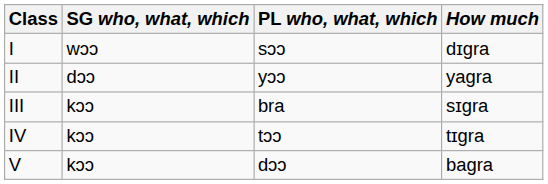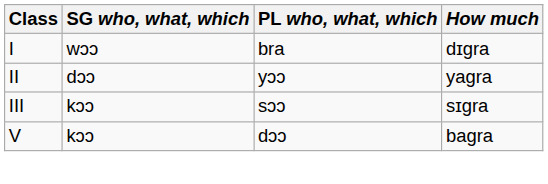(272, 48) sɔɔ -> (271, 48) bra
(271, 106) bra -> (272, 106) sɔɔ
- row: (18, 135)
